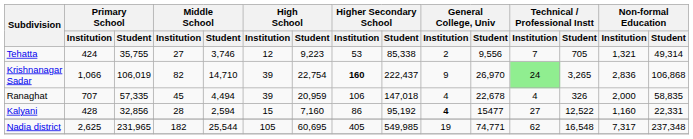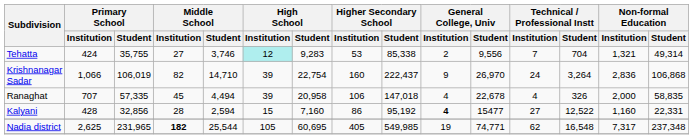(268, 54) no background -> (268, 54) paleturquoise background
(312, 54) 9,223 -> (312, 54) 9,283
(579, 54) 705 -> (579, 54) 704
(357, 75) bold -> (357, 75) normal
(535, 75) lightgreen background -> (535, 75) no background
(579, 75) 3,265 -> (579, 75) 3,264
(312, 96) 20,959 -> (312, 96) 20,958
(179, 127) normal -> (179, 127) bold
